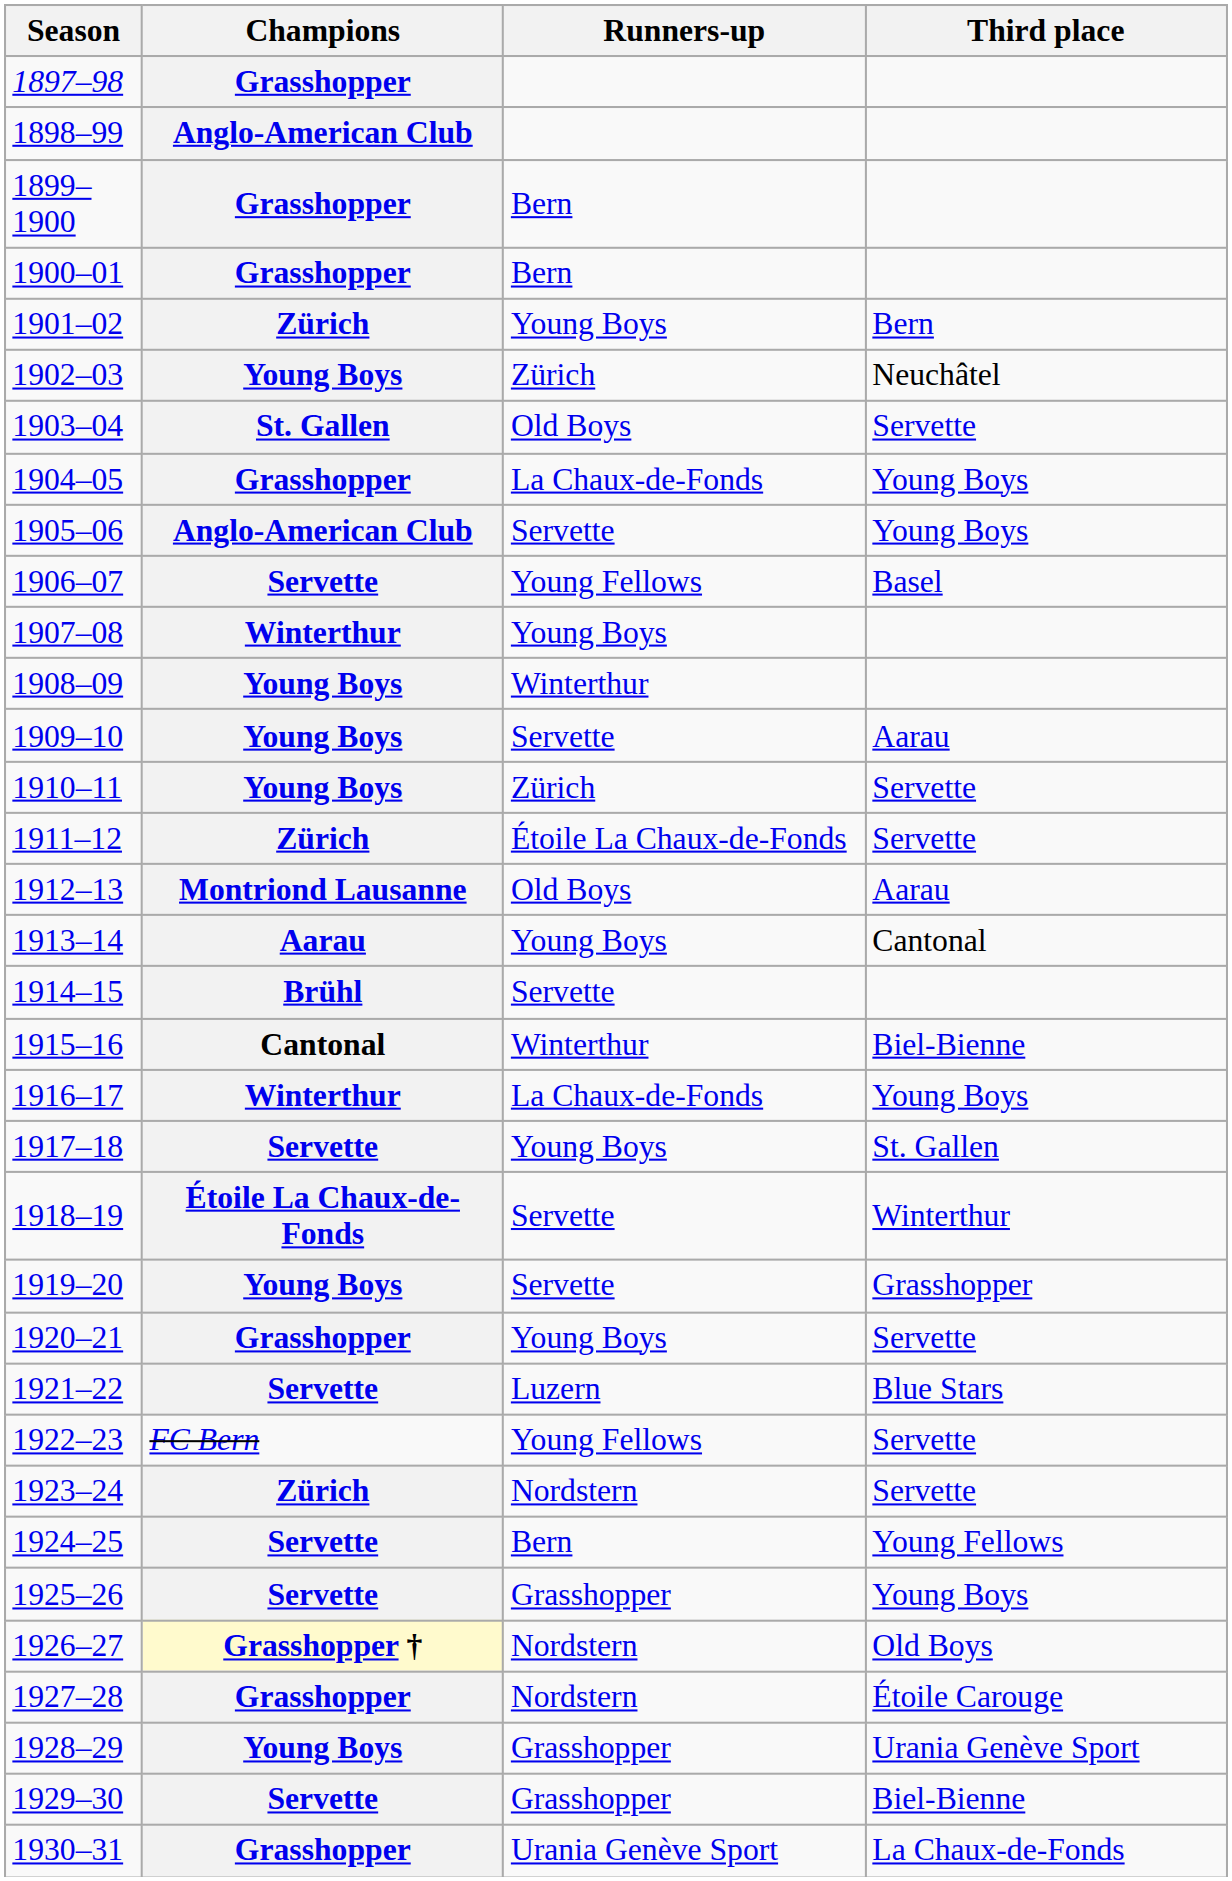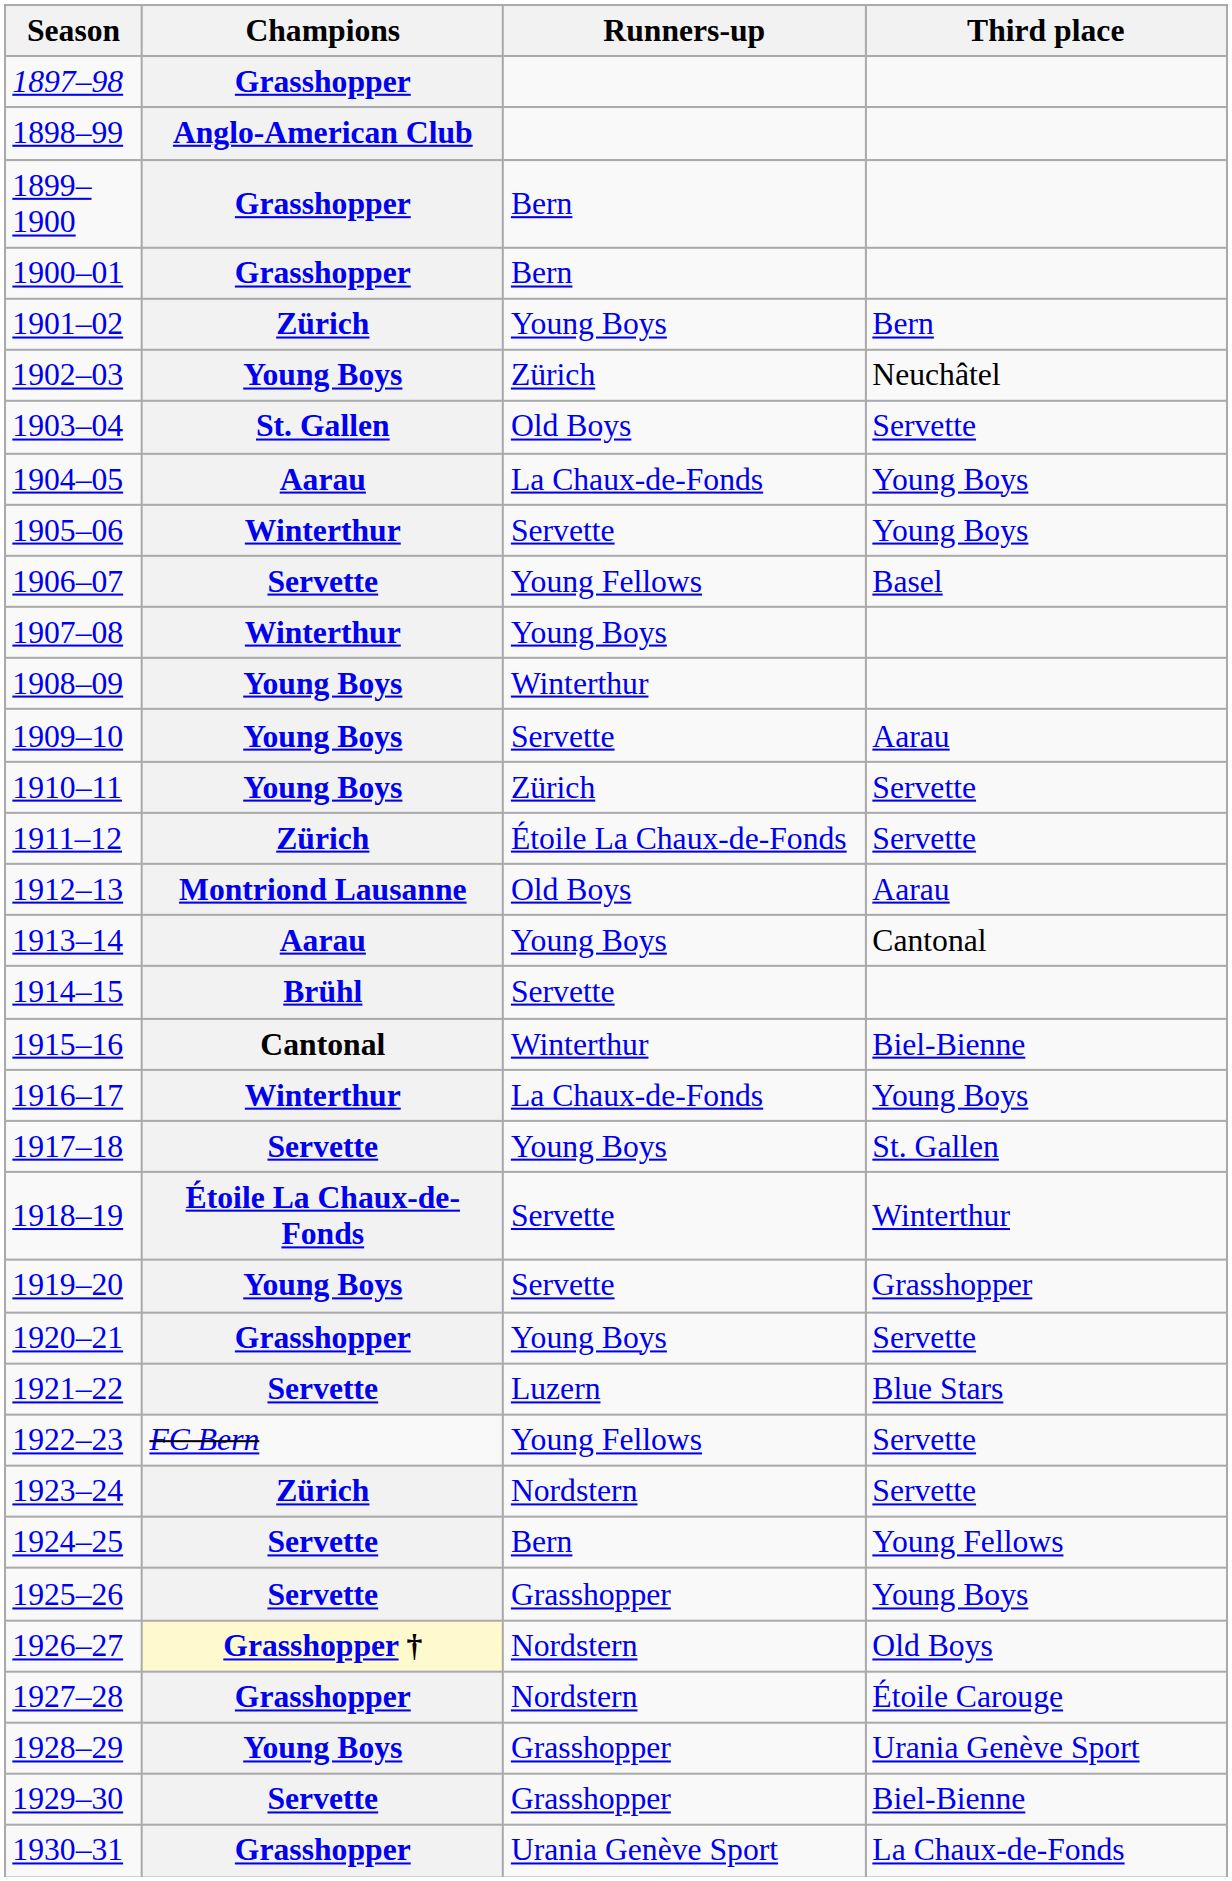(323, 477) Grasshopper -> (323, 477) Aarau
(323, 528) Anglo-American Club -> (323, 528) Winterthur
